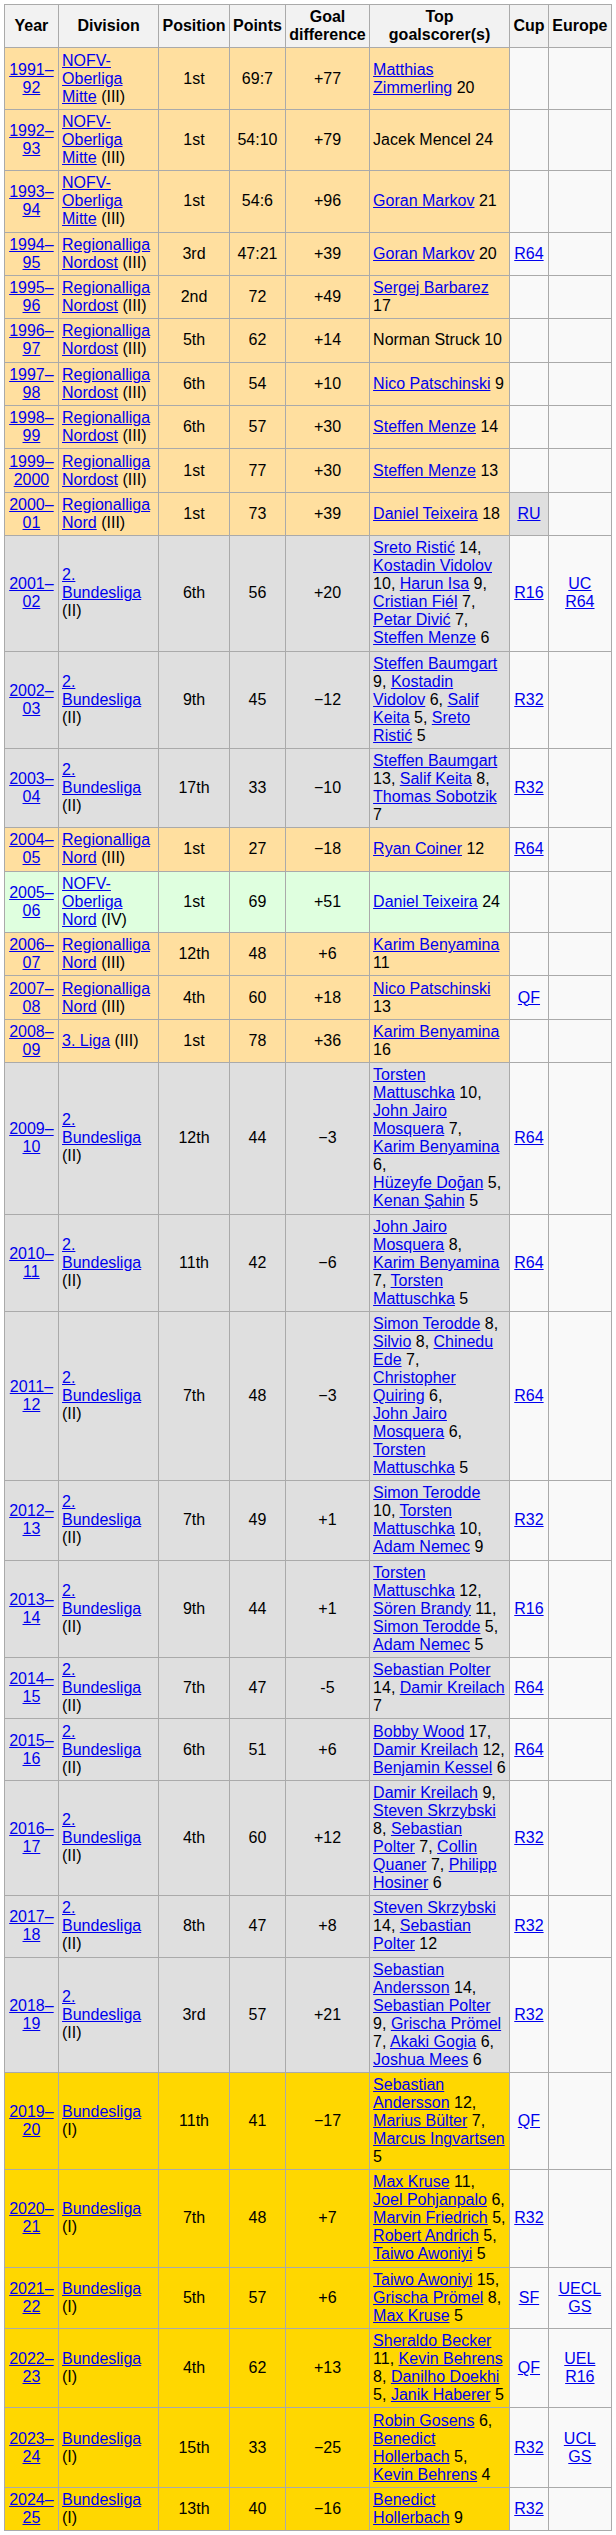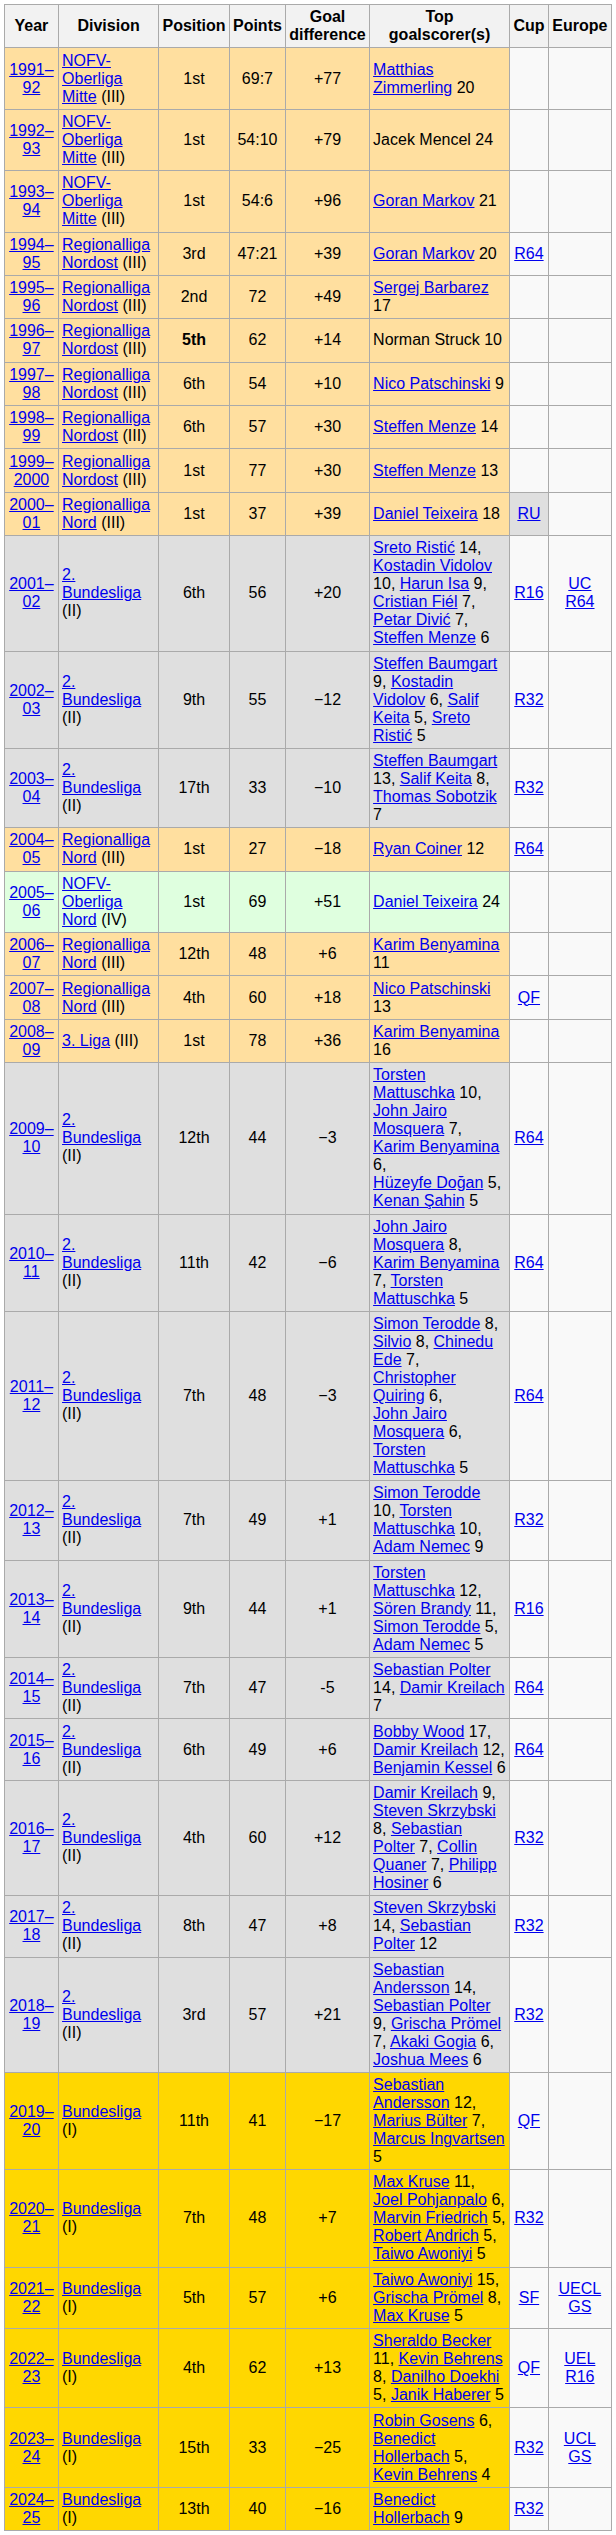(194, 340) normal -> (194, 340) bold
(257, 513) 73 -> (257, 513) 37
(257, 699) 45 -> (257, 699) 55
(257, 1749) 51 -> (257, 1749) 49
